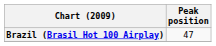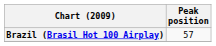(188, 35) 47 -> (188, 35) 57
